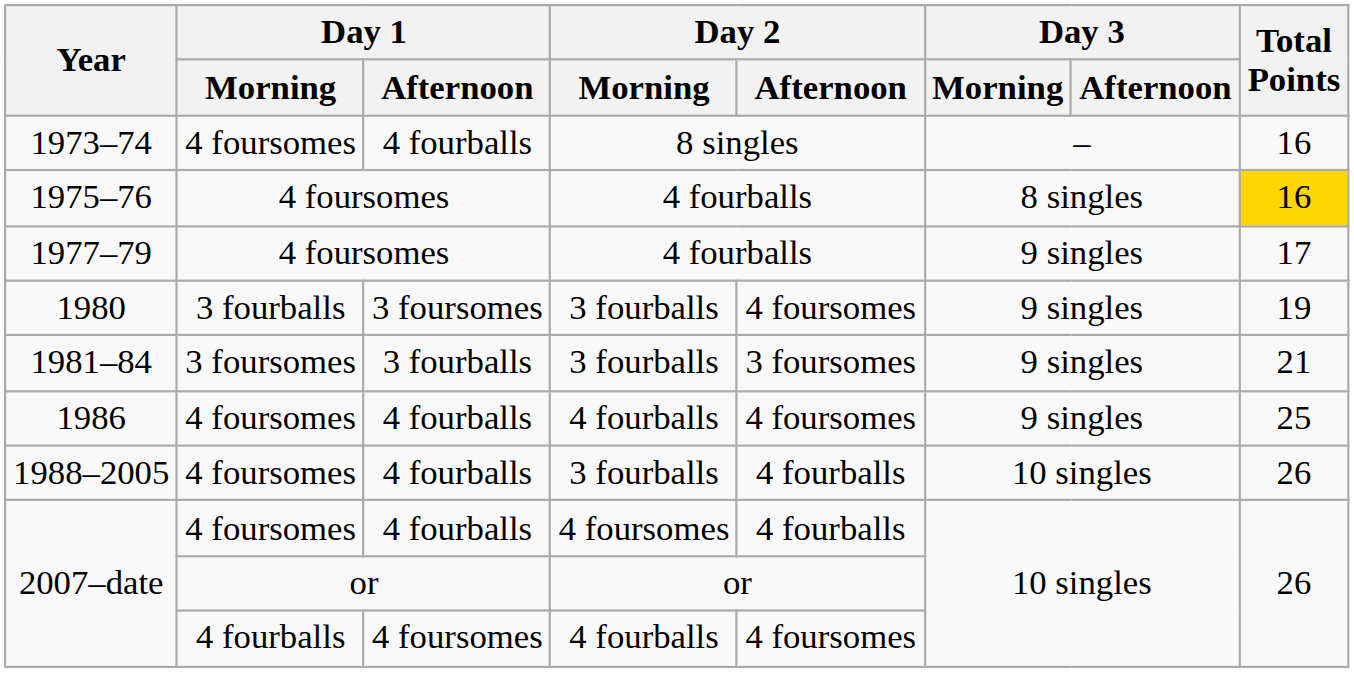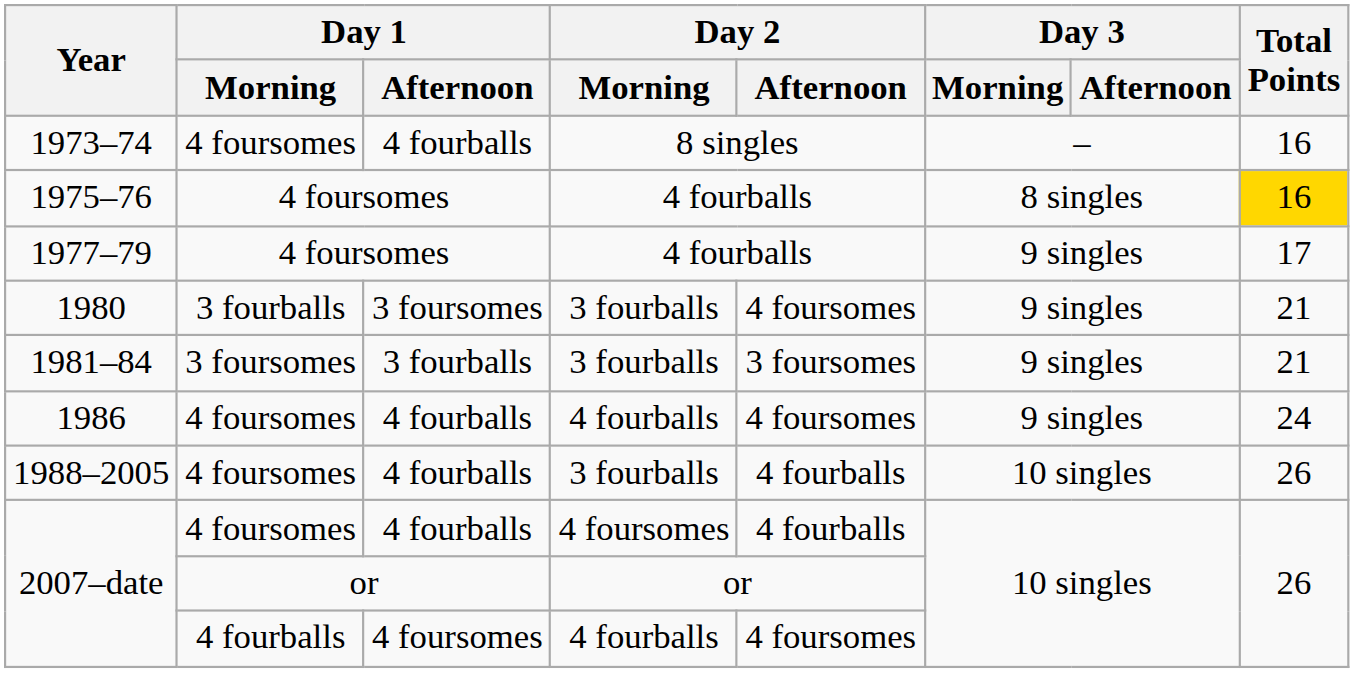(1294, 307) 19 -> (1294, 307) 21
(1294, 417) 25 -> (1294, 417) 24
